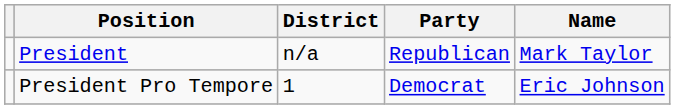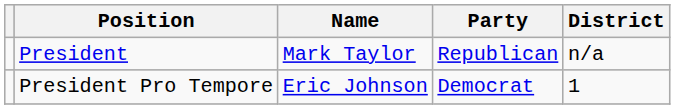columns swapped: (592, 21) <-> (331, 21)
